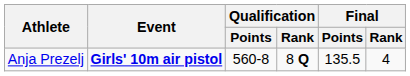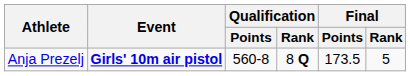(342, 60) 135.5 -> (342, 60) 173.5
(386, 60) 4 -> (386, 60) 5
